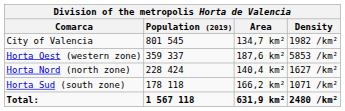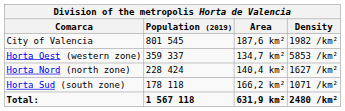(261, 41) 134,7 km² -> (261, 41) 187,6 km²
(261, 56) 187,6 km² -> (261, 56) 134,7 km²
